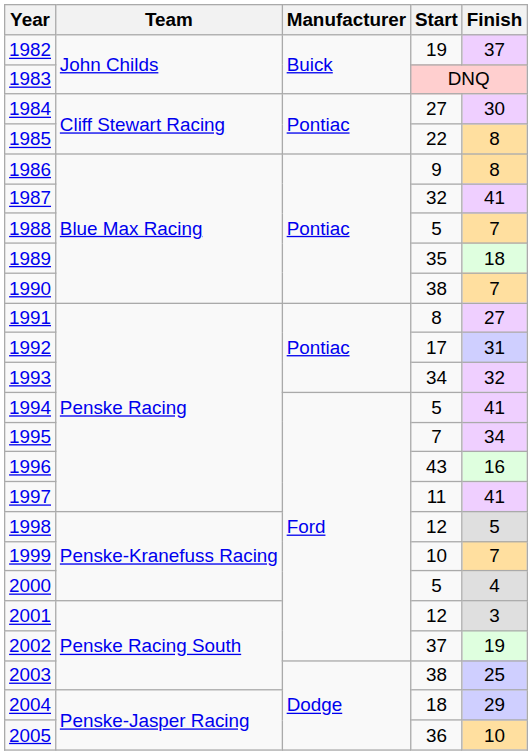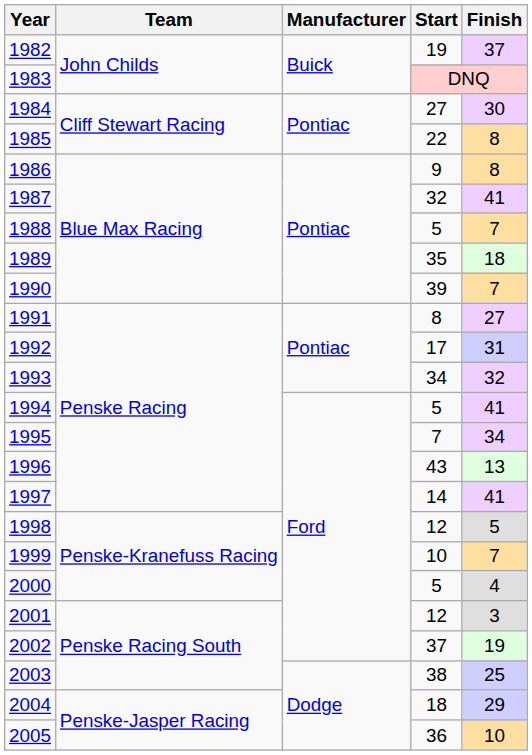(436, 288) 38 -> (436, 288) 39
(495, 467) 16 -> (495, 467) 13
(436, 497) 11 -> (436, 497) 14
